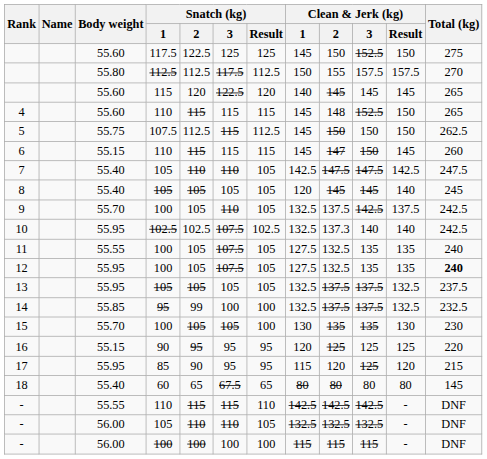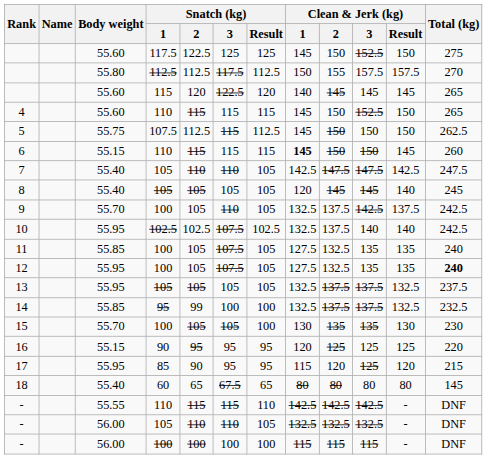(336, 111) 148 -> (336, 111) 150
(302, 151) normal -> (302, 151) bold
(336, 151) 147 -> (336, 151) 150
(336, 229) 137.3 -> (336, 229) 137.5
(111, 248) 55.55 -> (111, 248) 55.85
